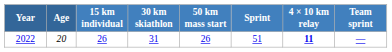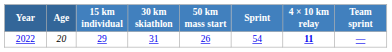(102, 39) 26 -> (102, 39) 29
(257, 39) 51 -> (257, 39) 54
